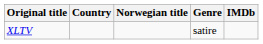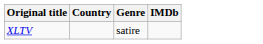- column: (152, 13)
